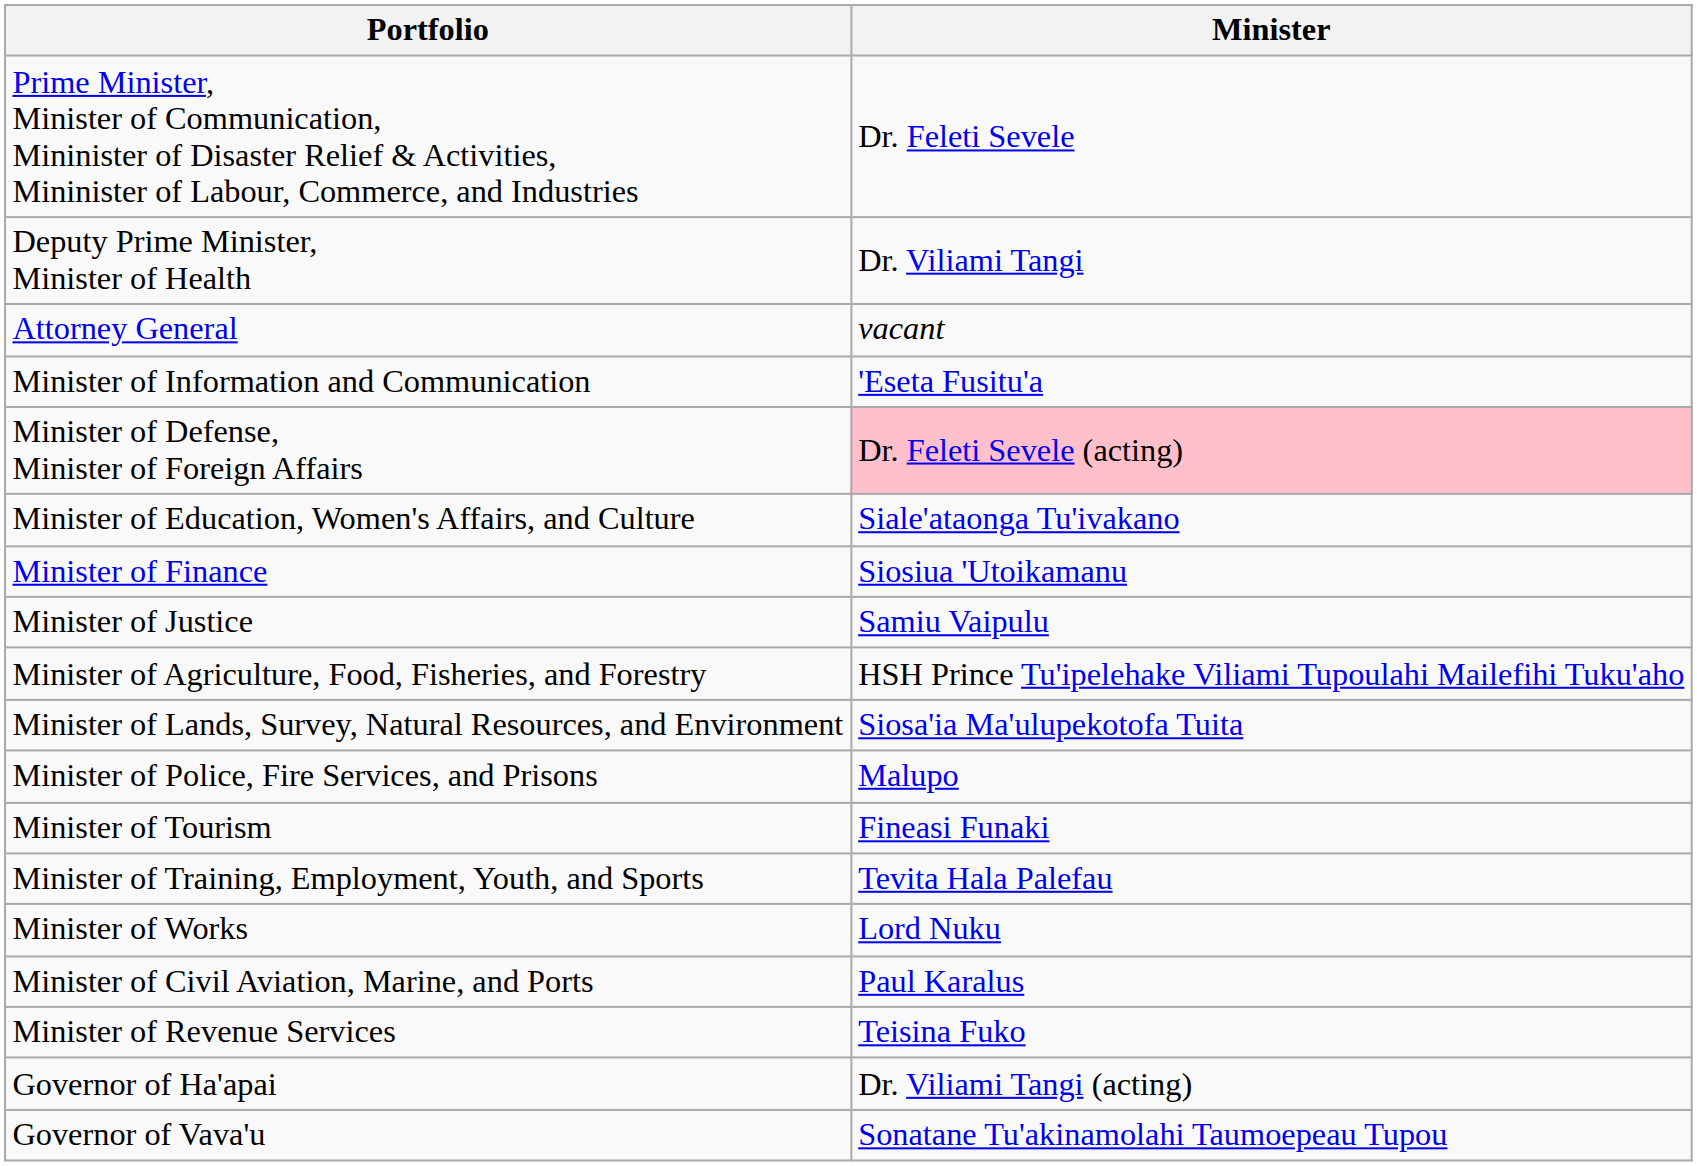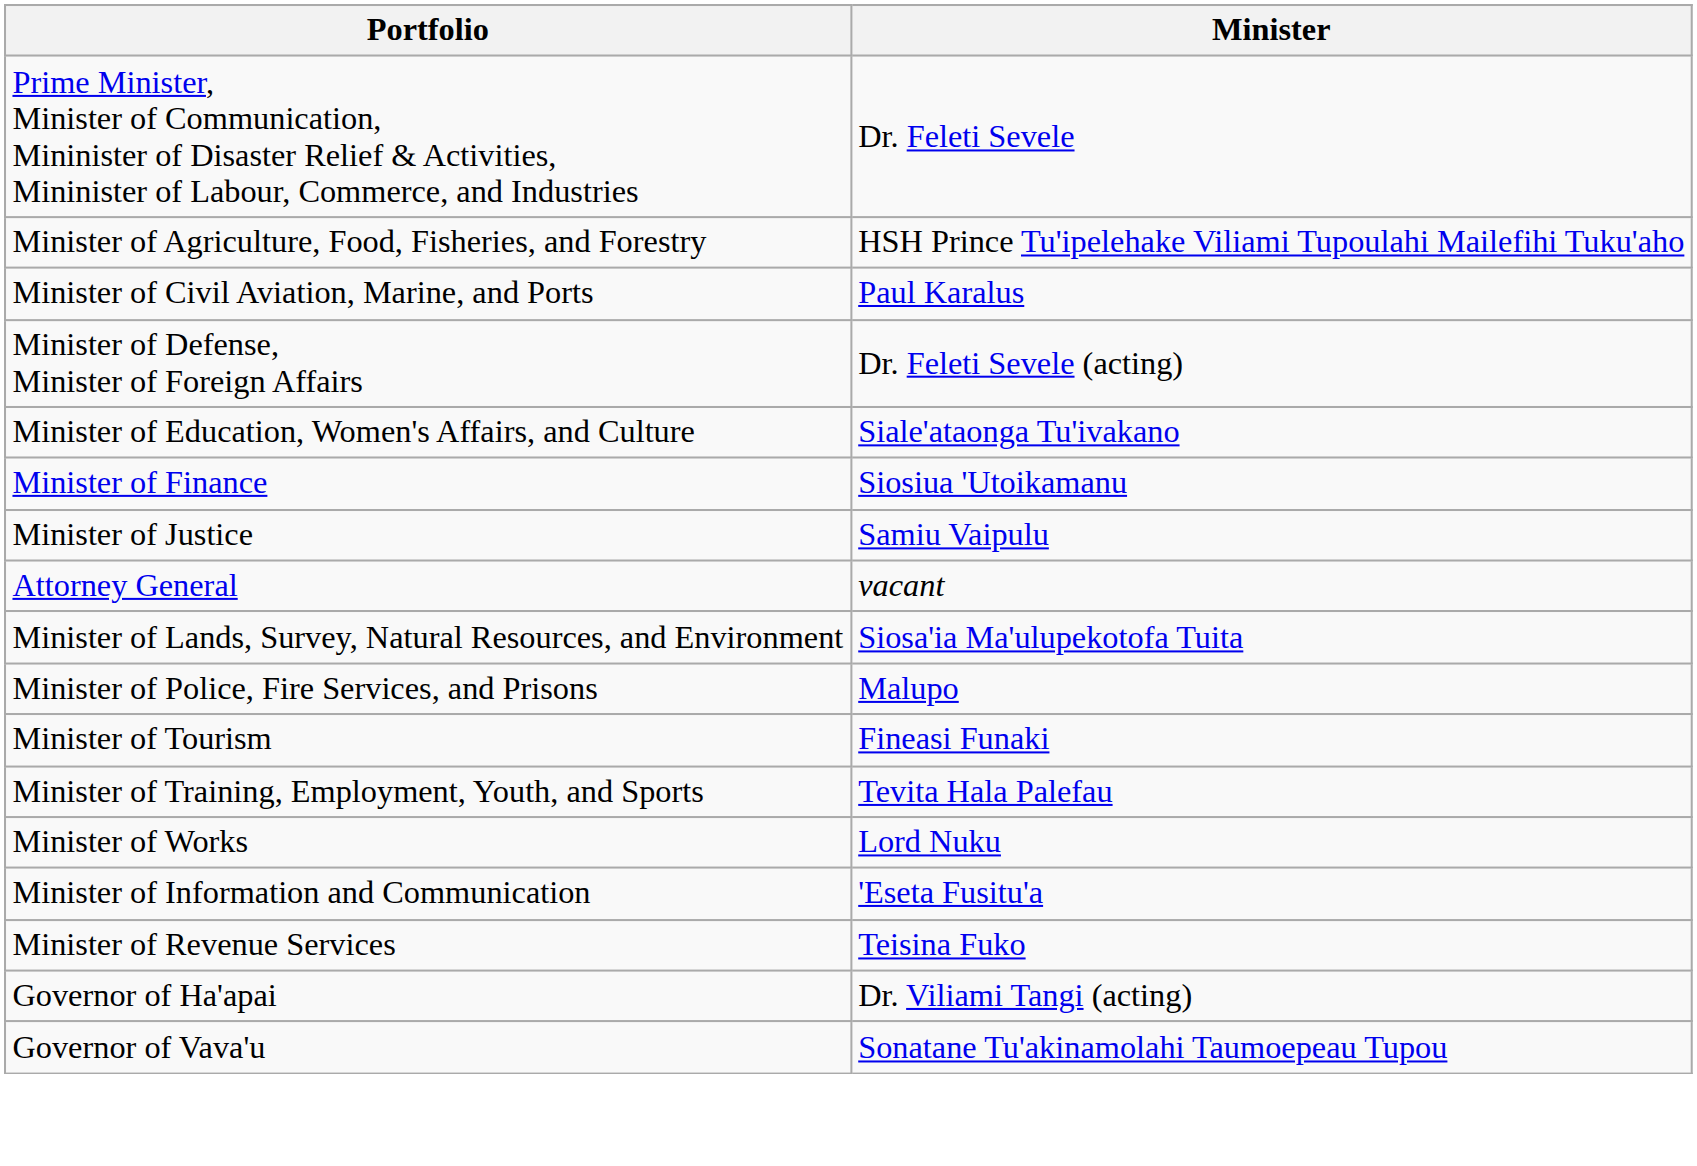- row: (165, 259)
rows swapped: (359, 673) <-> (125, 329)
rows swapped: (303, 980) <-> (301, 380)
(1021, 450) pink background -> (1021, 362) no background
